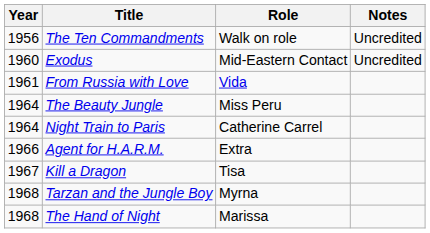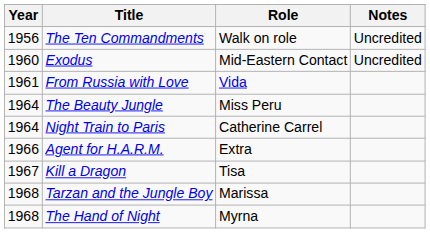(239, 194) Myrna -> (244, 194) Marissa
(244, 216) Marissa -> (239, 216) Myrna
